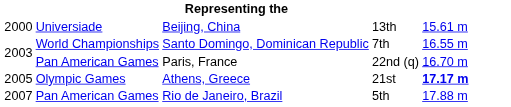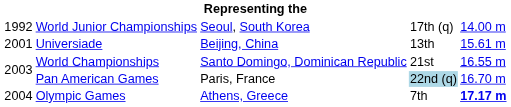+ row: (255, 26)
(18, 26) 2000 -> (18, 44) 2001
(381, 44) 7th -> (422, 61) 21st
(395, 61) no background -> (433, 79) lightblue background
(18, 79) 2005 -> (18, 96) 2004
(384, 79) 21st -> (419, 96) 7th
- row: (222, 96)
